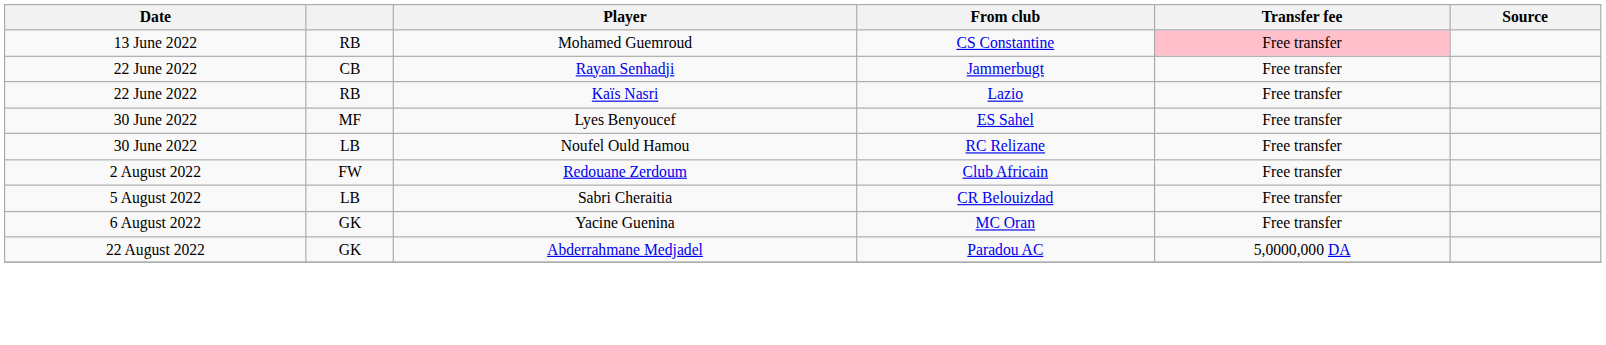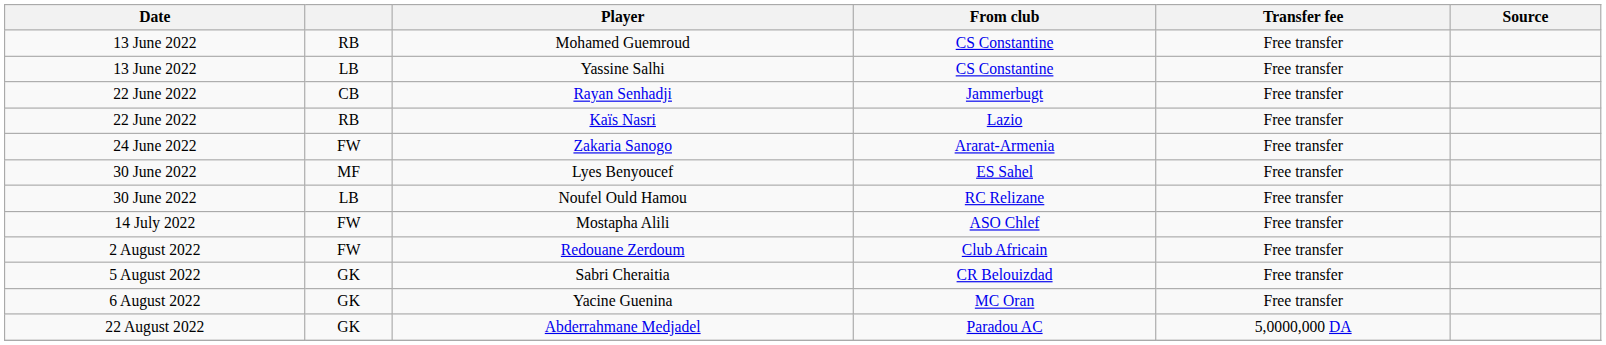(1302, 42) pink background -> (1303, 42) no background
+ row: (623, 68)
+ row: (623, 146)
+ row: (623, 223)
(350, 197) LB -> (349, 275) GK
